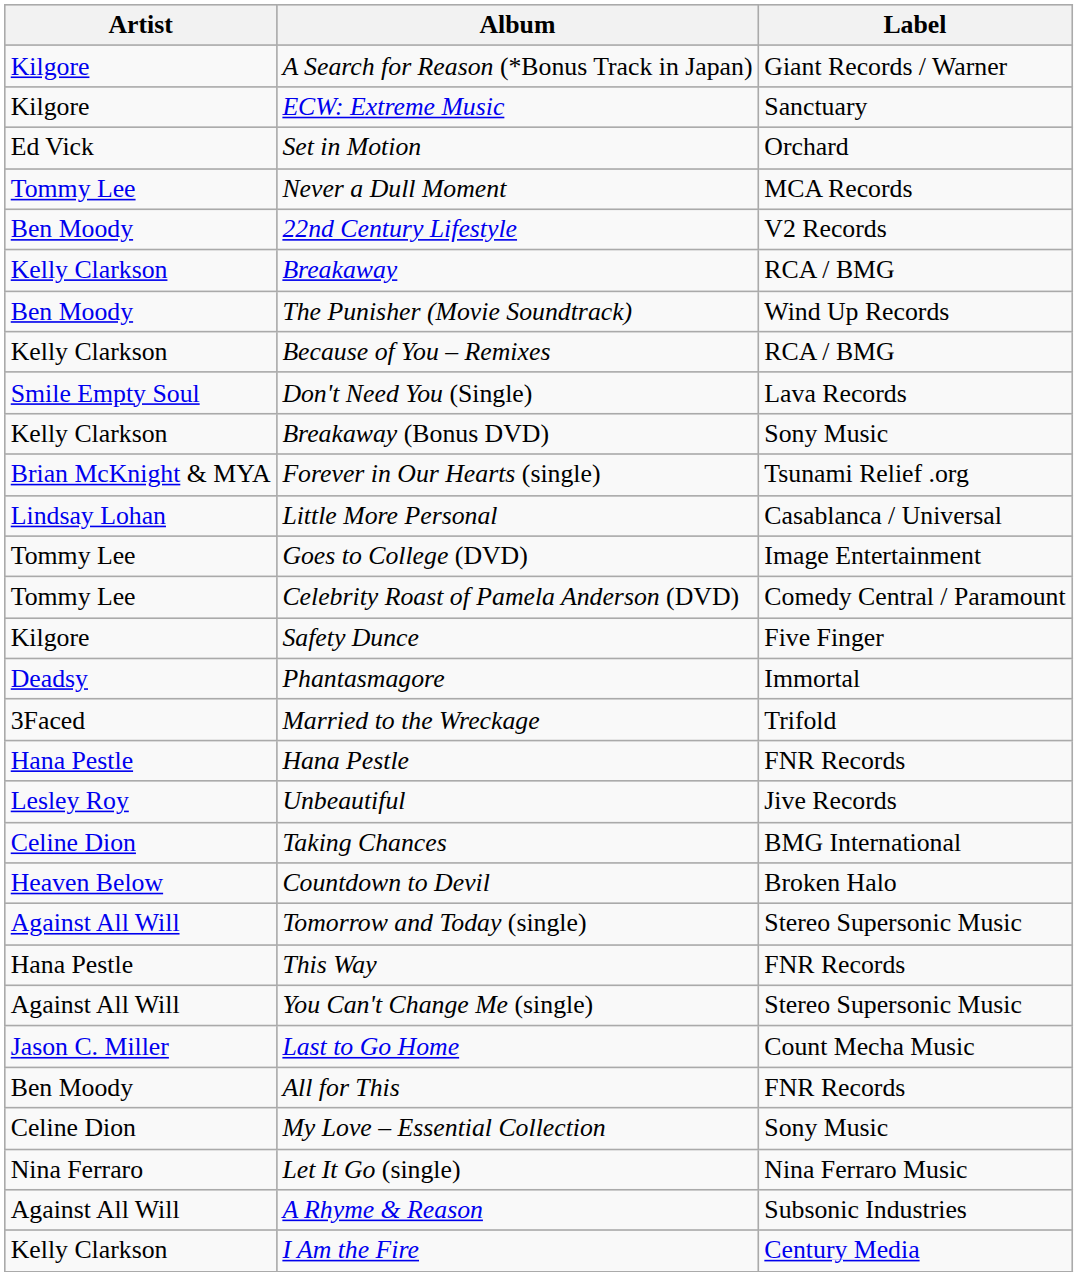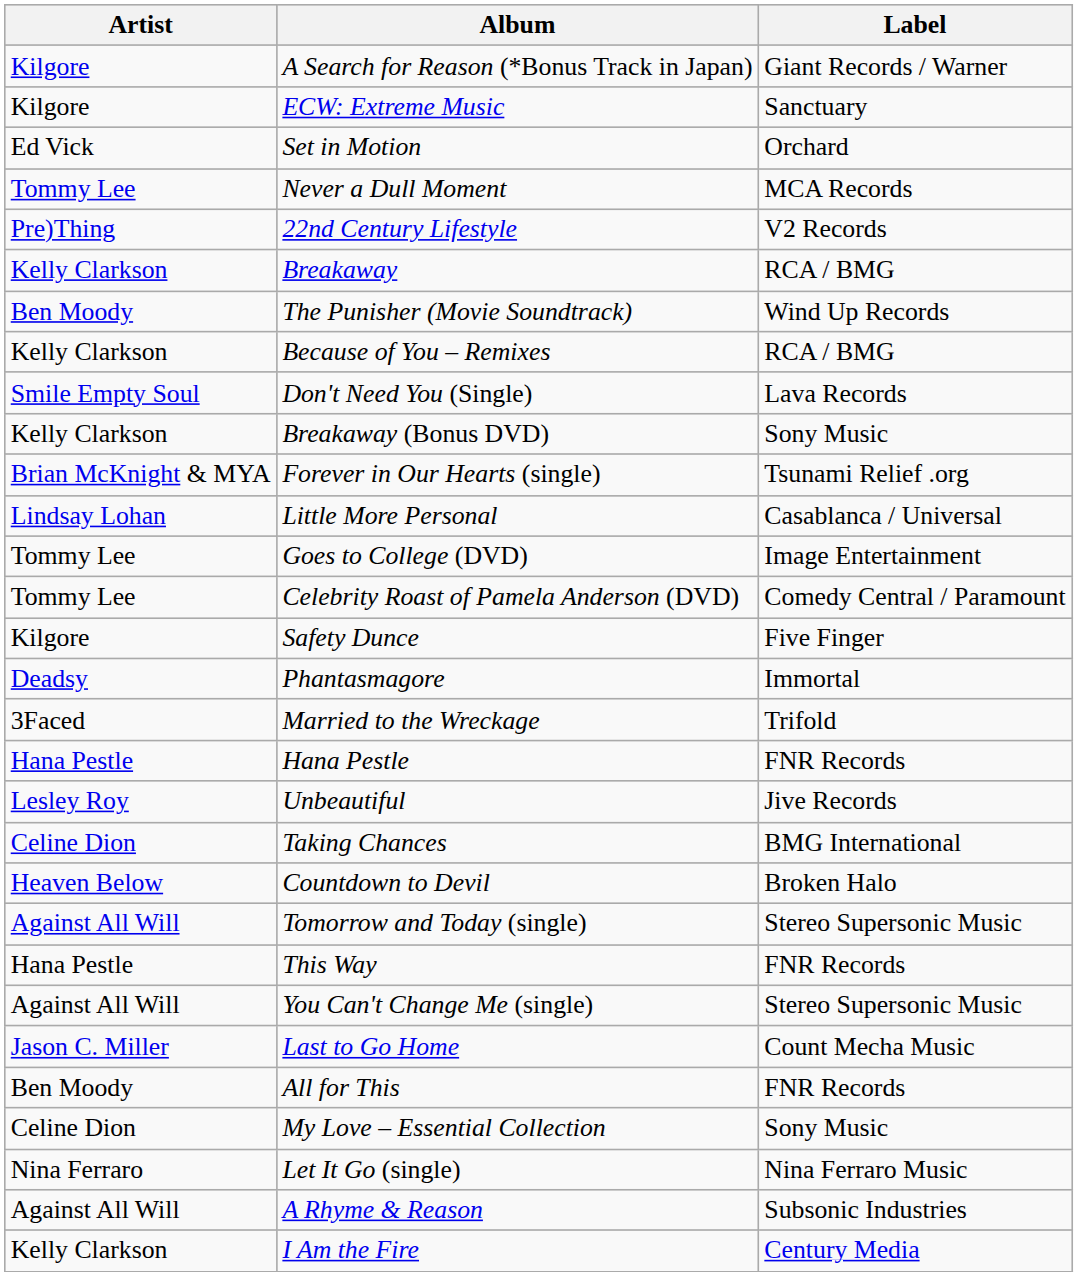(72, 229) Ben Moody -> (63, 229) Pre)Thing
